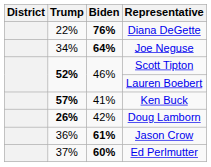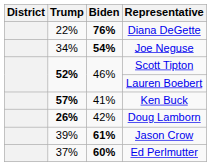(104, 48) 64% -> (104, 48) 54%
(67, 135) 36% -> (67, 135) 39%
